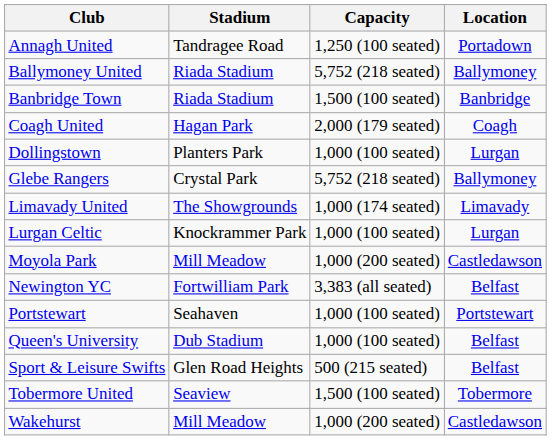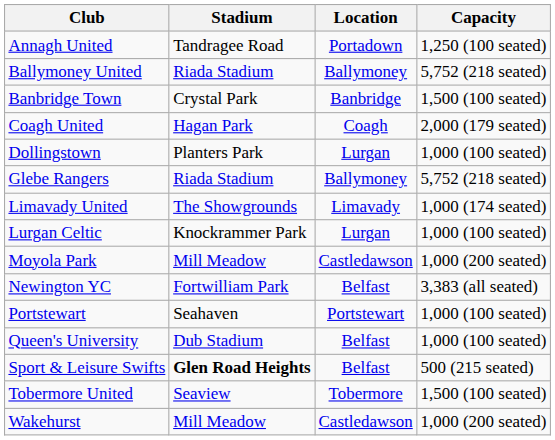columns swapped: (495, 17) <-> (377, 17)
(223, 98) Riada Stadium -> (215, 98) Crystal Park
(215, 179) Crystal Park -> (223, 179) Riada Stadium
(238, 367) normal -> (242, 367) bold
